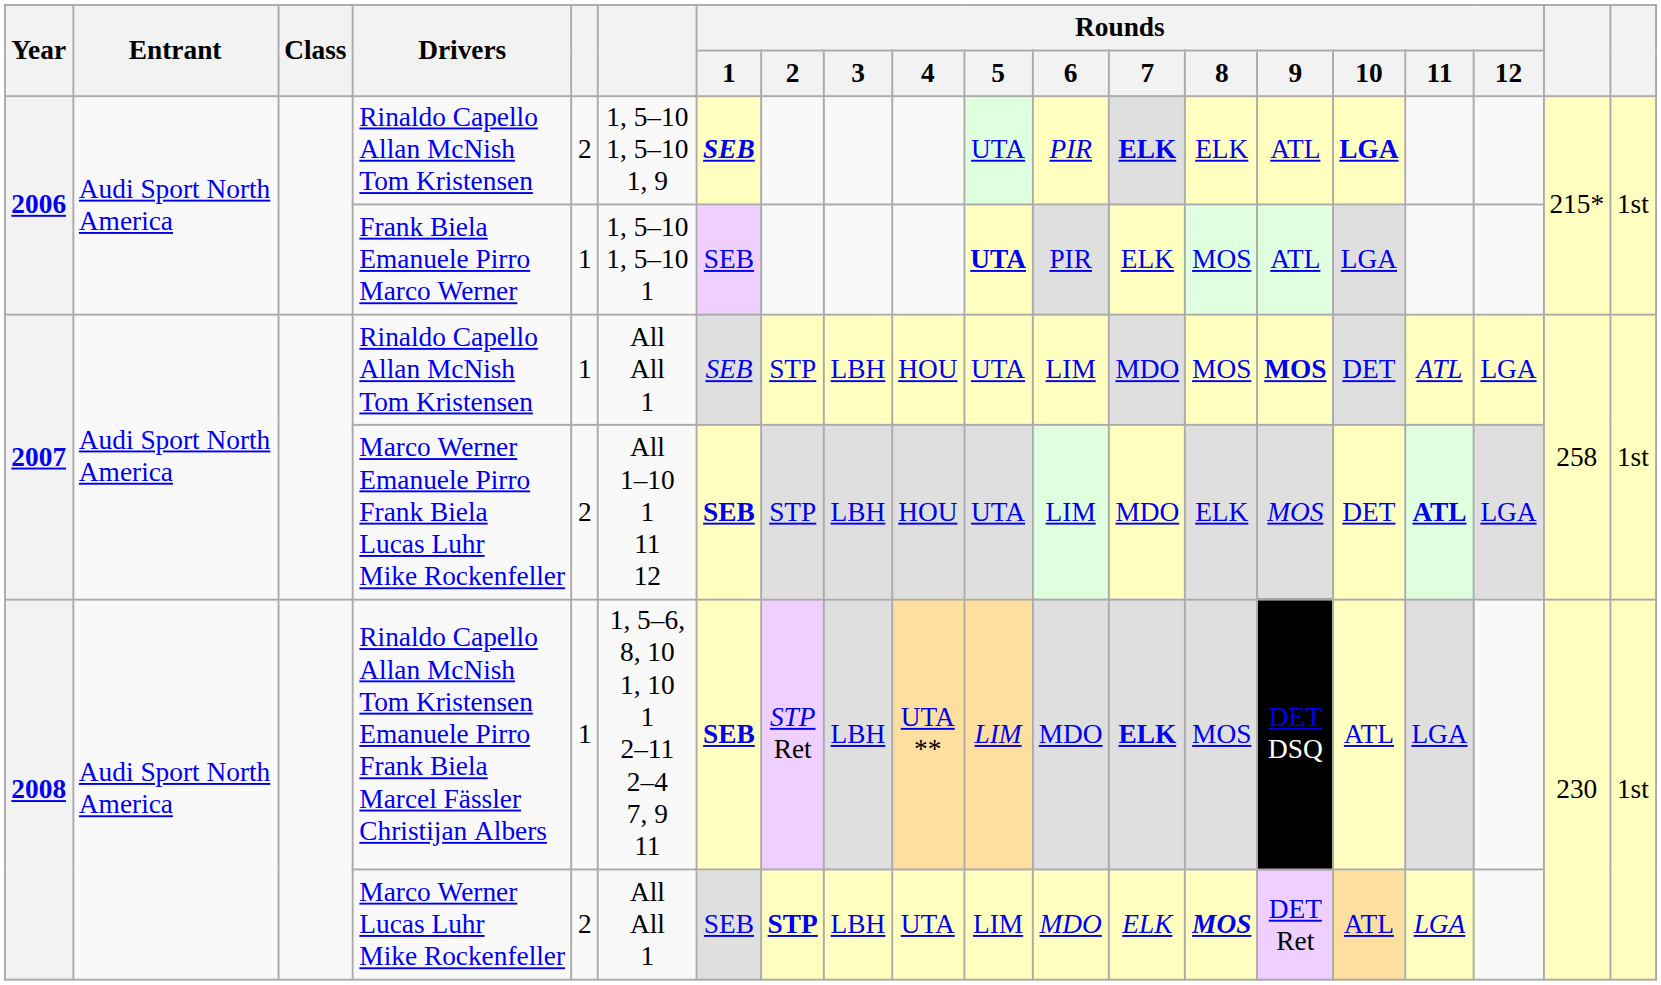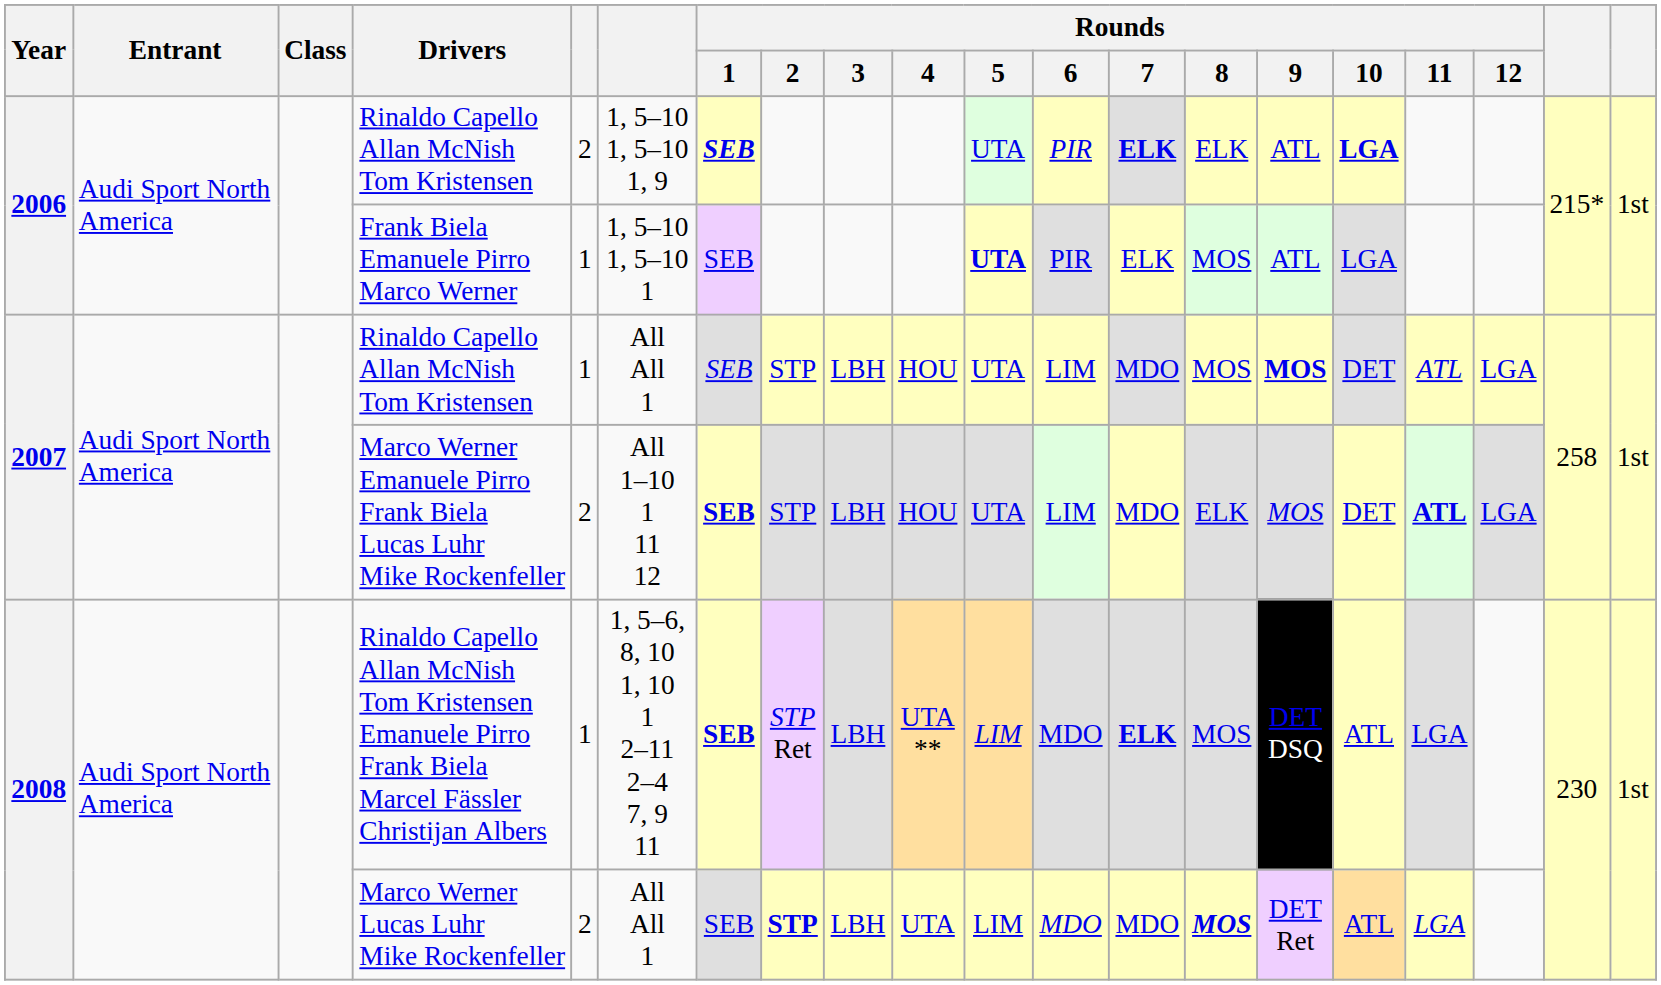(1147, 924) ELK -> (1147, 924) MDO
